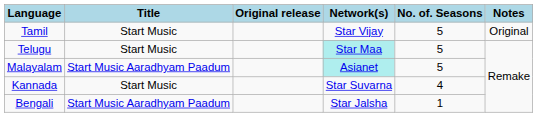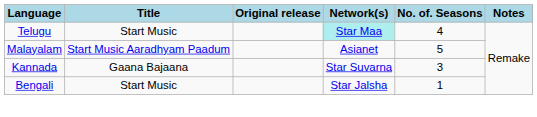- row: (34, 31)
(440, 49) 5 -> (440, 31) 4
(359, 67) paleturquoise background -> (359, 49) no background
(149, 85) Start Music -> (149, 67) Gaana Bajaana
(440, 85) 4 -> (440, 67) 3
(149, 103) Start Music Aaradhyam Paadum -> (149, 85) Start Music
